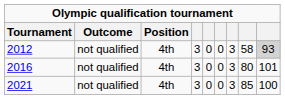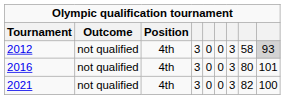(247, 86) 85 -> (247, 86) 82
